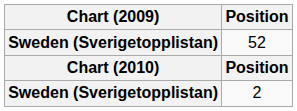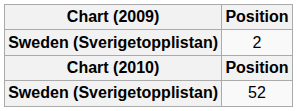rows swapped: (257, 93) <-> (257, 42)
